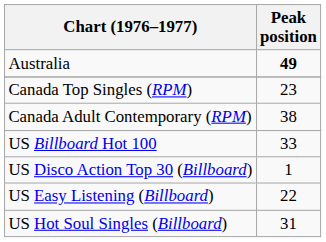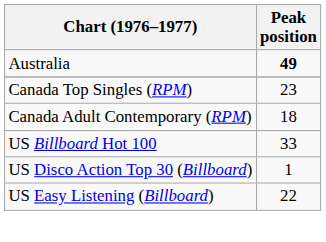(288, 116) 38 -> (288, 116) 18
- row: (118, 223)
